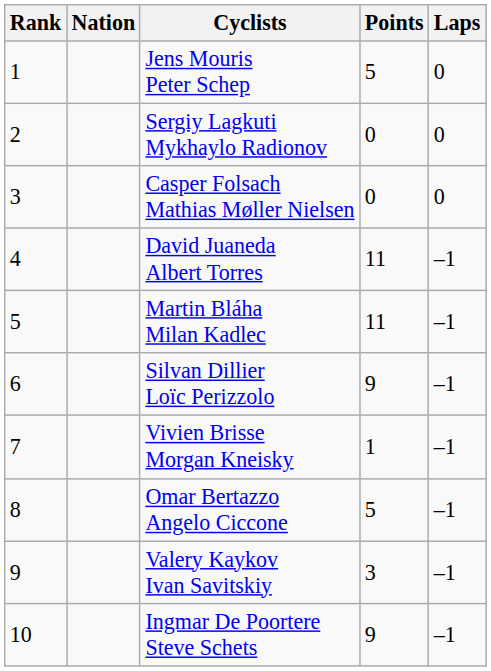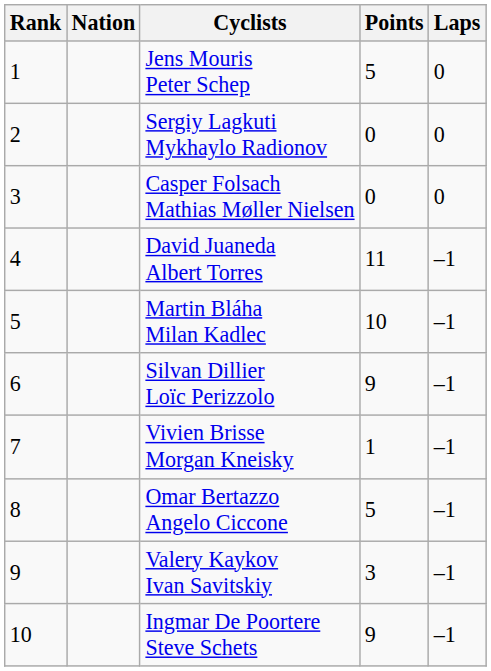(375, 322) 11 -> (376, 322) 10
